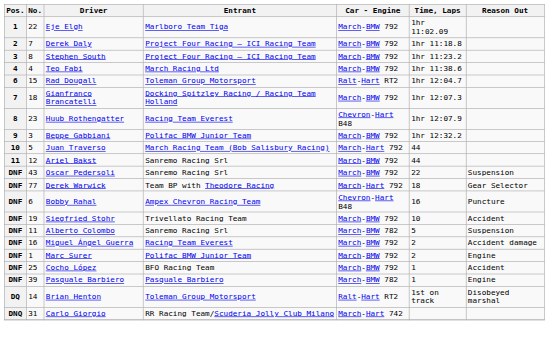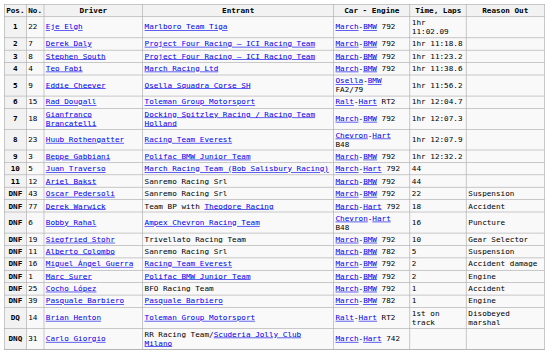+ row: (76, 86)
(498, 185) Gear Selector -> (487, 206) Accident
(486, 219) Accident -> (498, 240) Gear Selector
